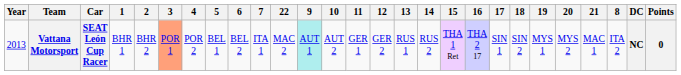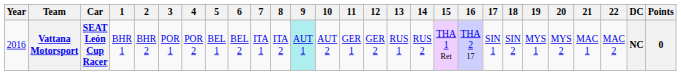columns swapped: (617, 12) <-> (284, 12)
(16, 45) 2013 -> (16, 45) 2016
(170, 45) lightsalmon background -> (170, 45) no background
